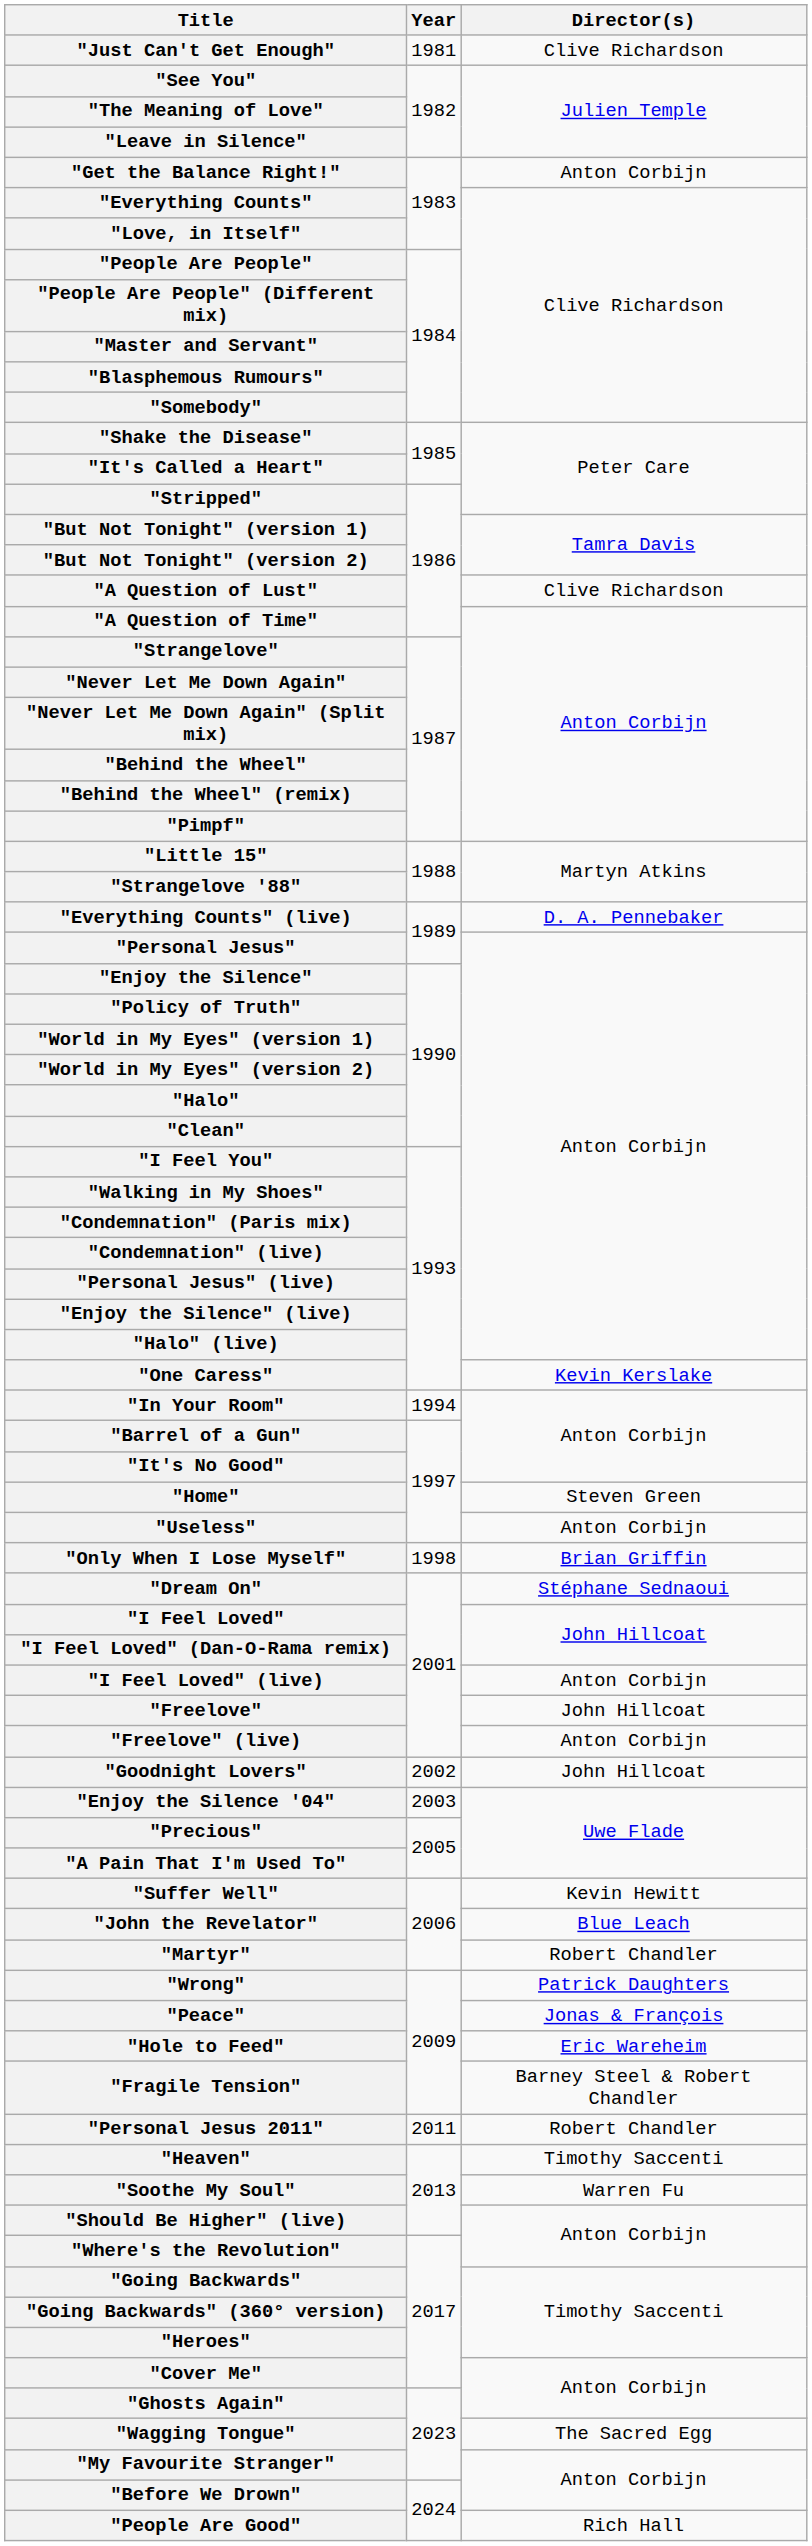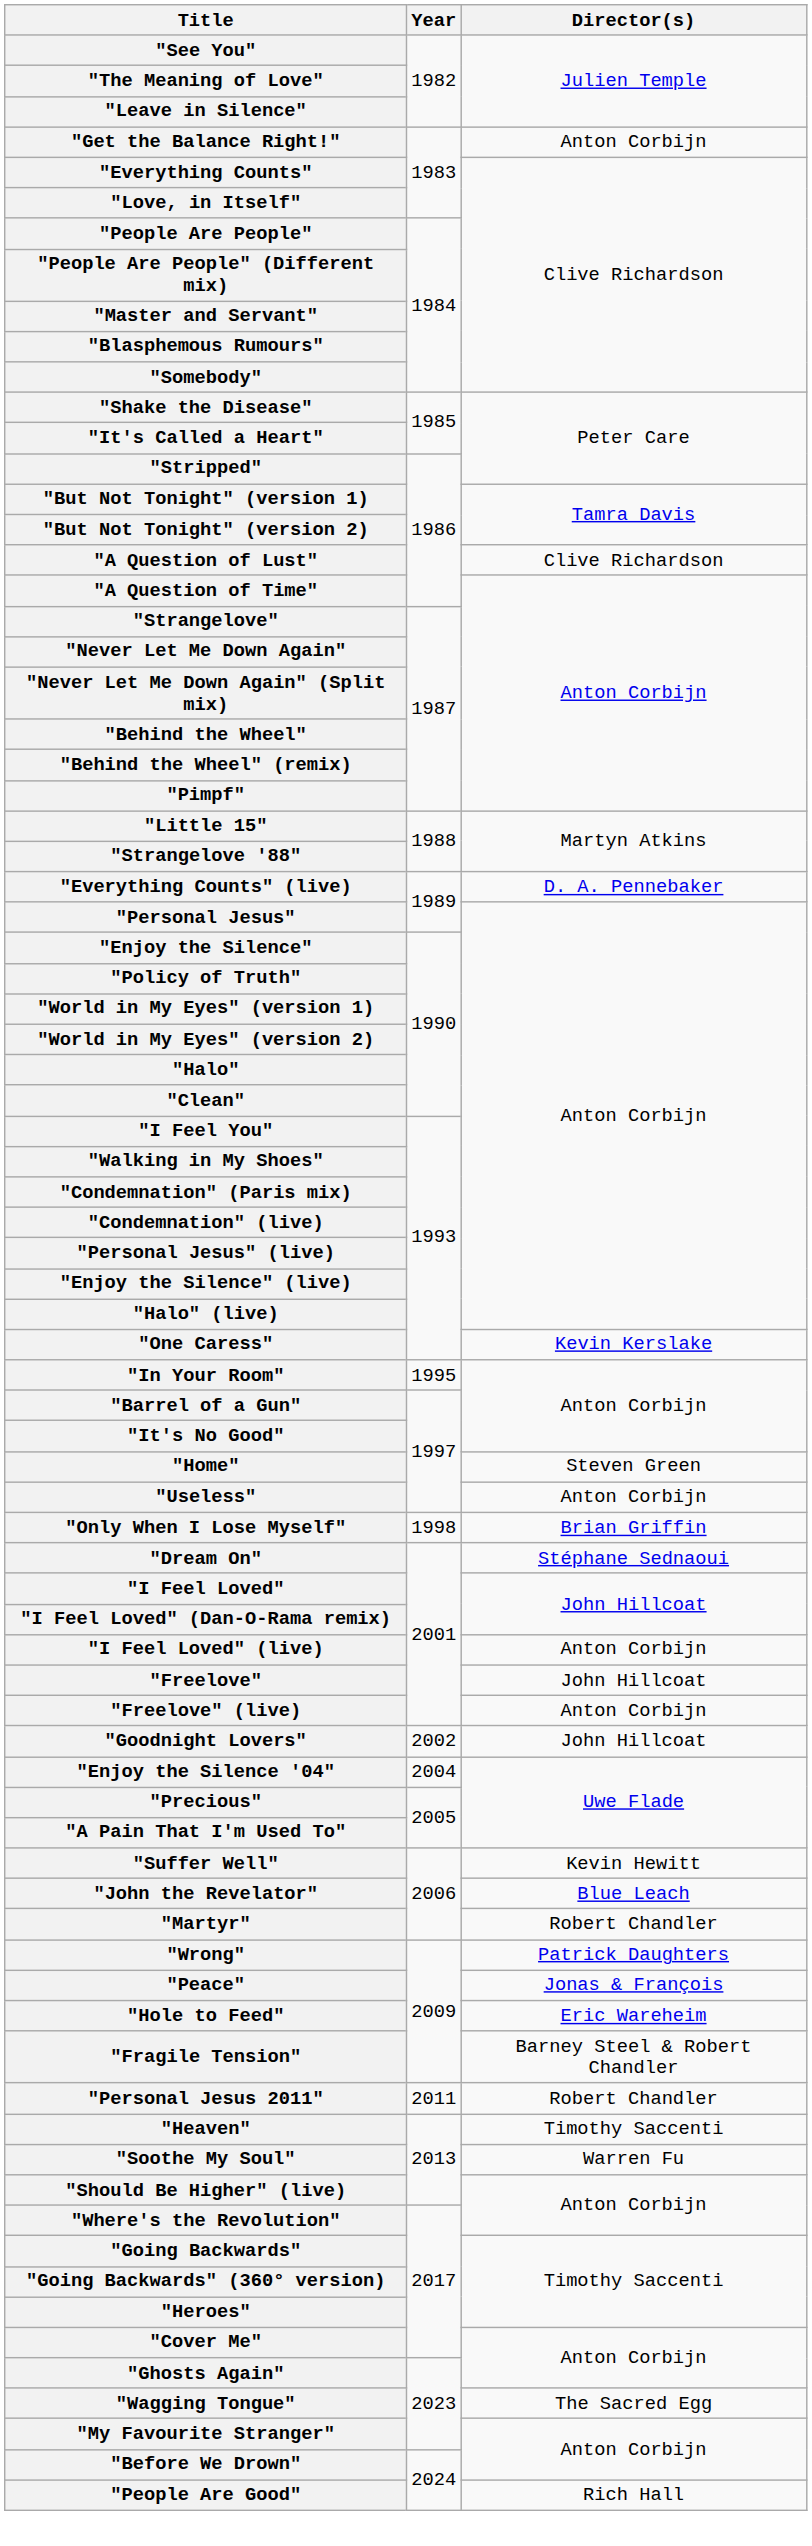- row: (206, 50)
(434, 1406) 1994 -> (434, 1375) 1995
(434, 1802) 2003 -> (434, 1772) 2004
